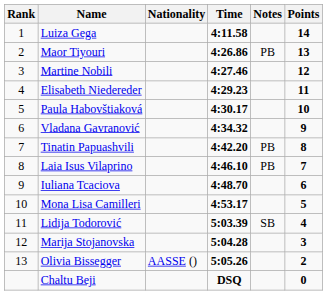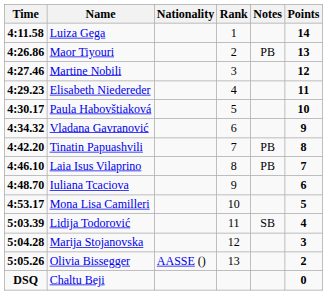columns swapped: (21, 14) <-> (229, 14)
